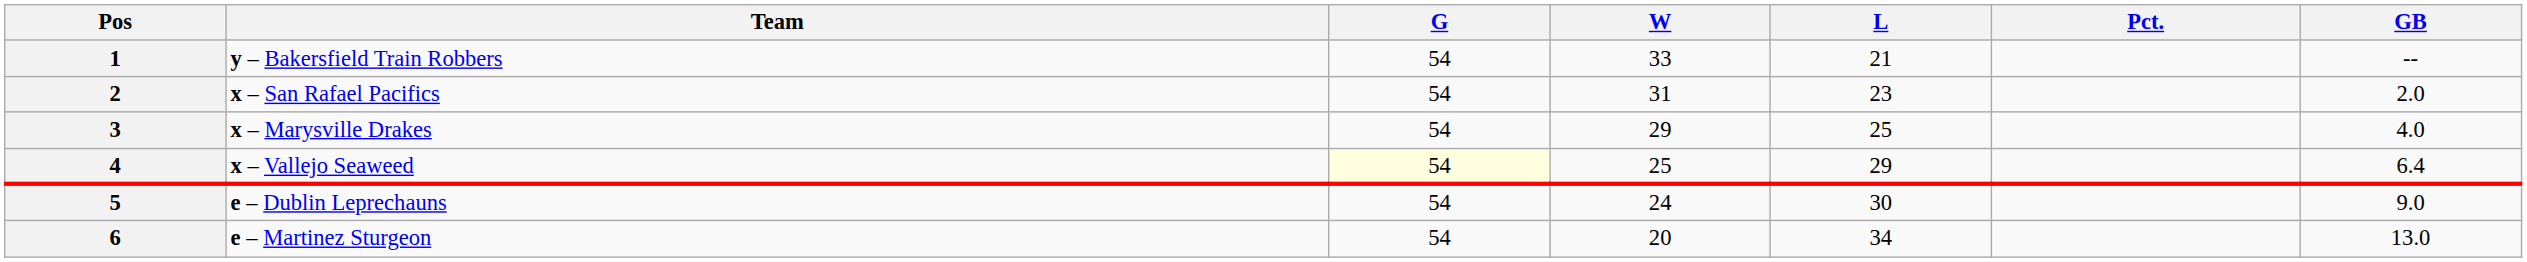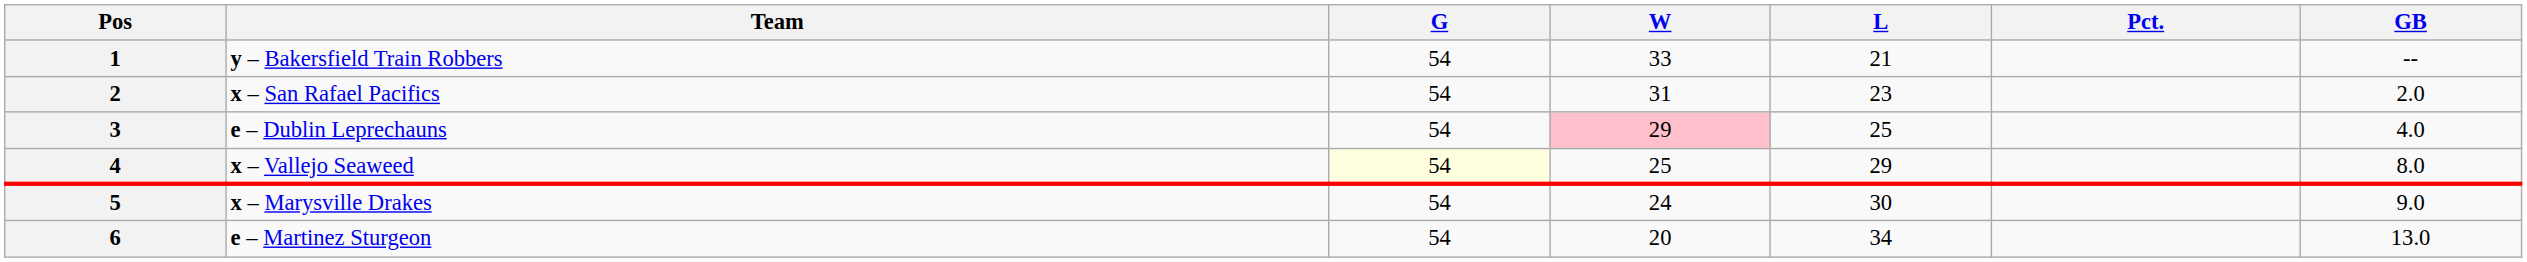(331, 129) x – Marysville Drakes -> (339, 129) e – Dublin Leprechauns
(1660, 129) no background -> (1660, 129) pink background
(2411, 165) 6.4 -> (2411, 165) 8.0
(339, 202) e – Dublin Leprechauns -> (331, 202) x – Marysville Drakes
